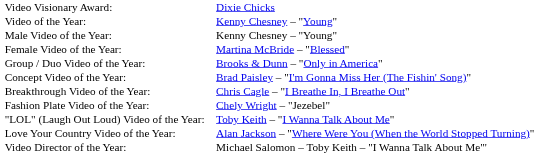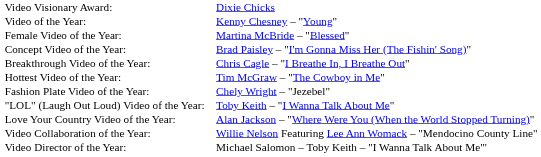- row: (58, 35)
- row: (75, 63)
+ row: (63, 77)
+ row: (78, 133)
